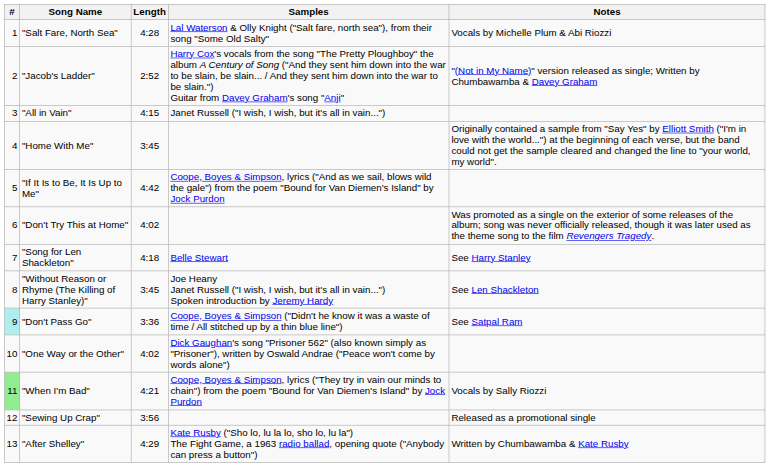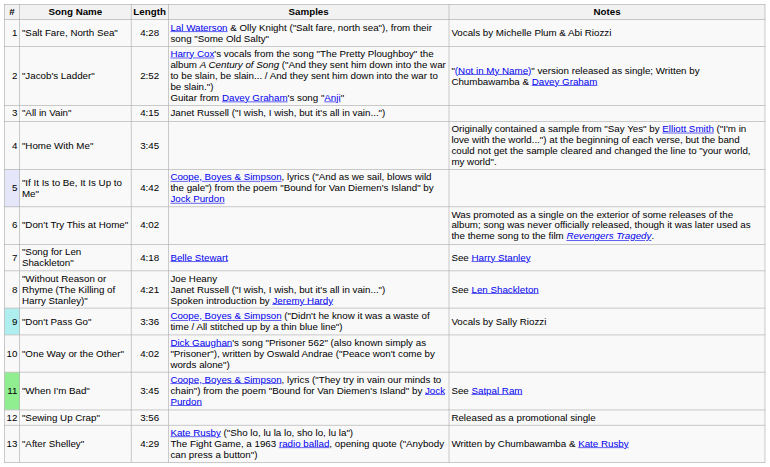(15, 188) no background -> (15, 188) lavender background
(150, 289) 3:45 -> (150, 289) 4:21
(487, 321) See Satpal Ram -> (499, 321) Vocals by Sally Riozzi
(150, 391) 4:21 -> (150, 391) 3:45
(499, 391) Vocals by Sally Riozzi -> (487, 391) See Satpal Ram
